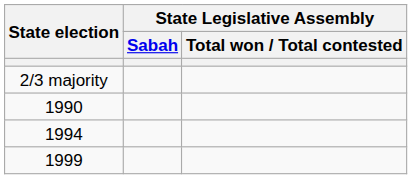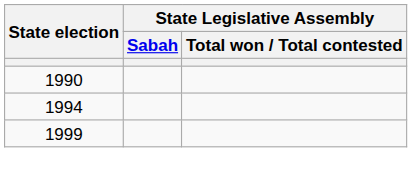- row: (64, 80)
